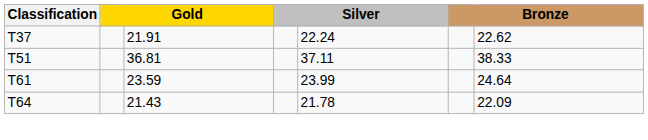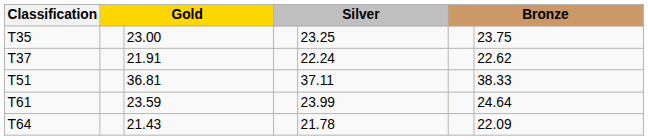+ row: (19, 37)
